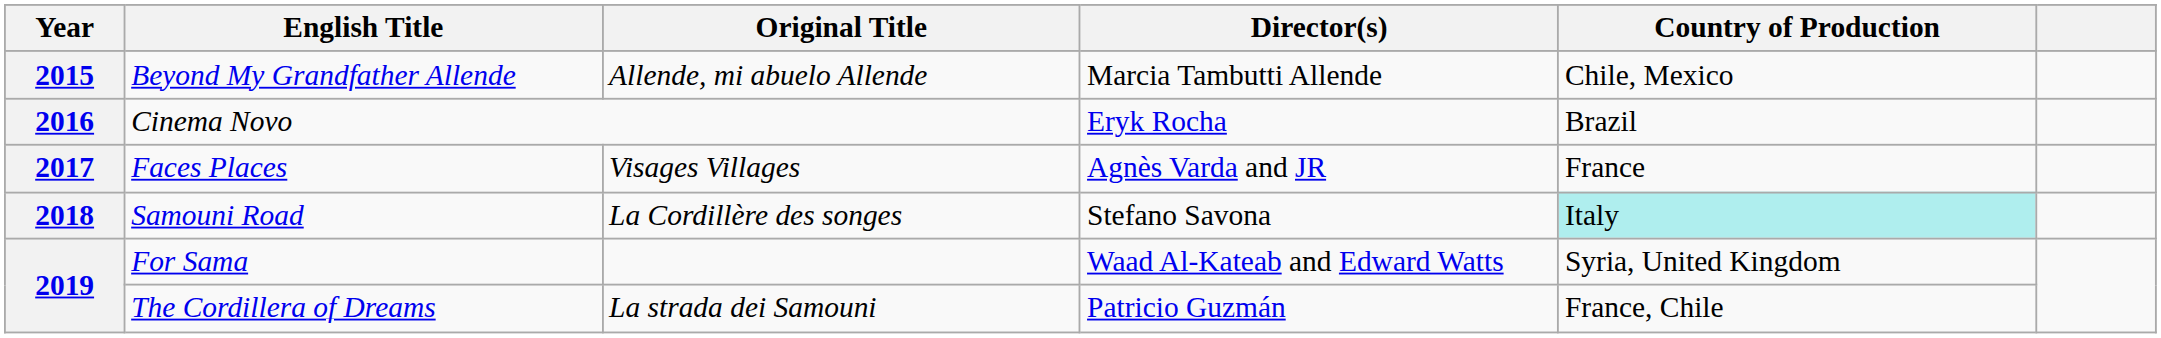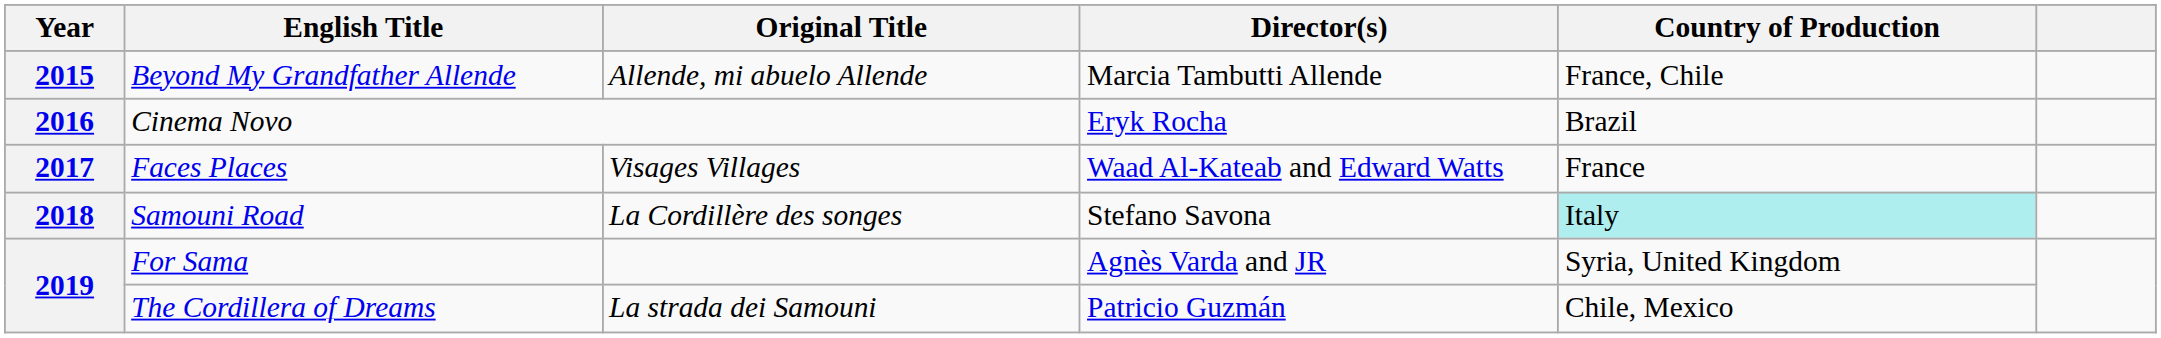(1649, 74) Chile, Mexico -> (1644, 74) France, Chile
(1207, 167) Agnès Varda and JR -> (1295, 167) Waad Al-Kateab and Edward Watts
(1295, 261) Waad Al-Kateab and Edward Watts -> (1207, 261) Agnès Varda and JR
(1644, 307) France, Chile -> (1649, 307) Chile, Mexico
